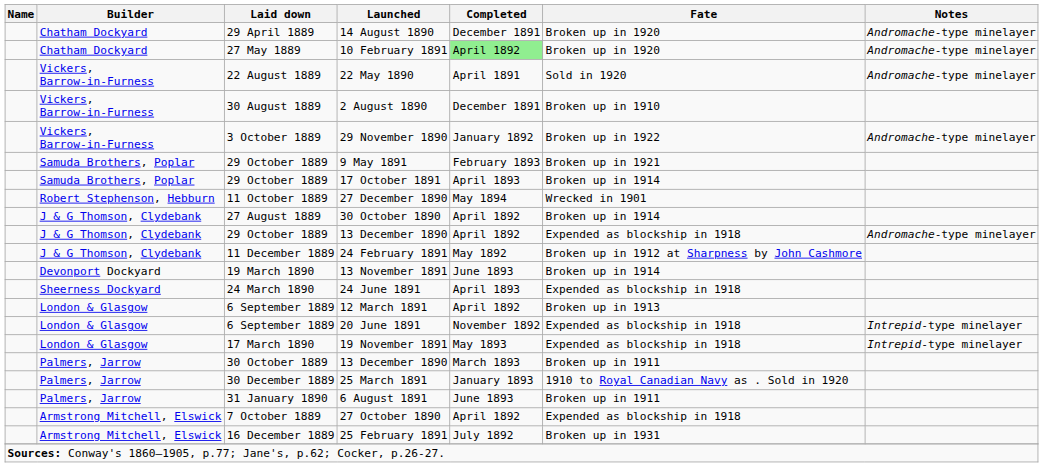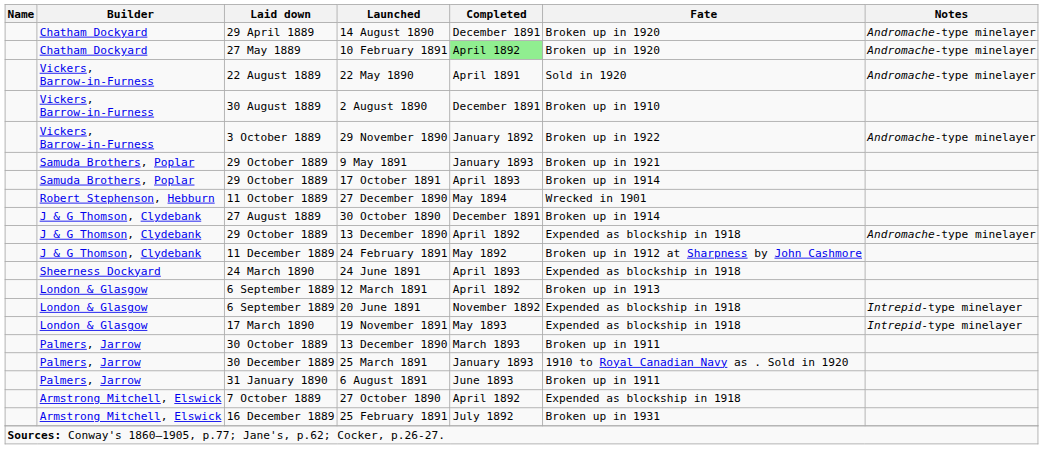(497, 162) February 1893 -> (493, 162) January 1893
(486, 216) April 1892 -> (497, 216) December 1891
- row: (270, 271)
